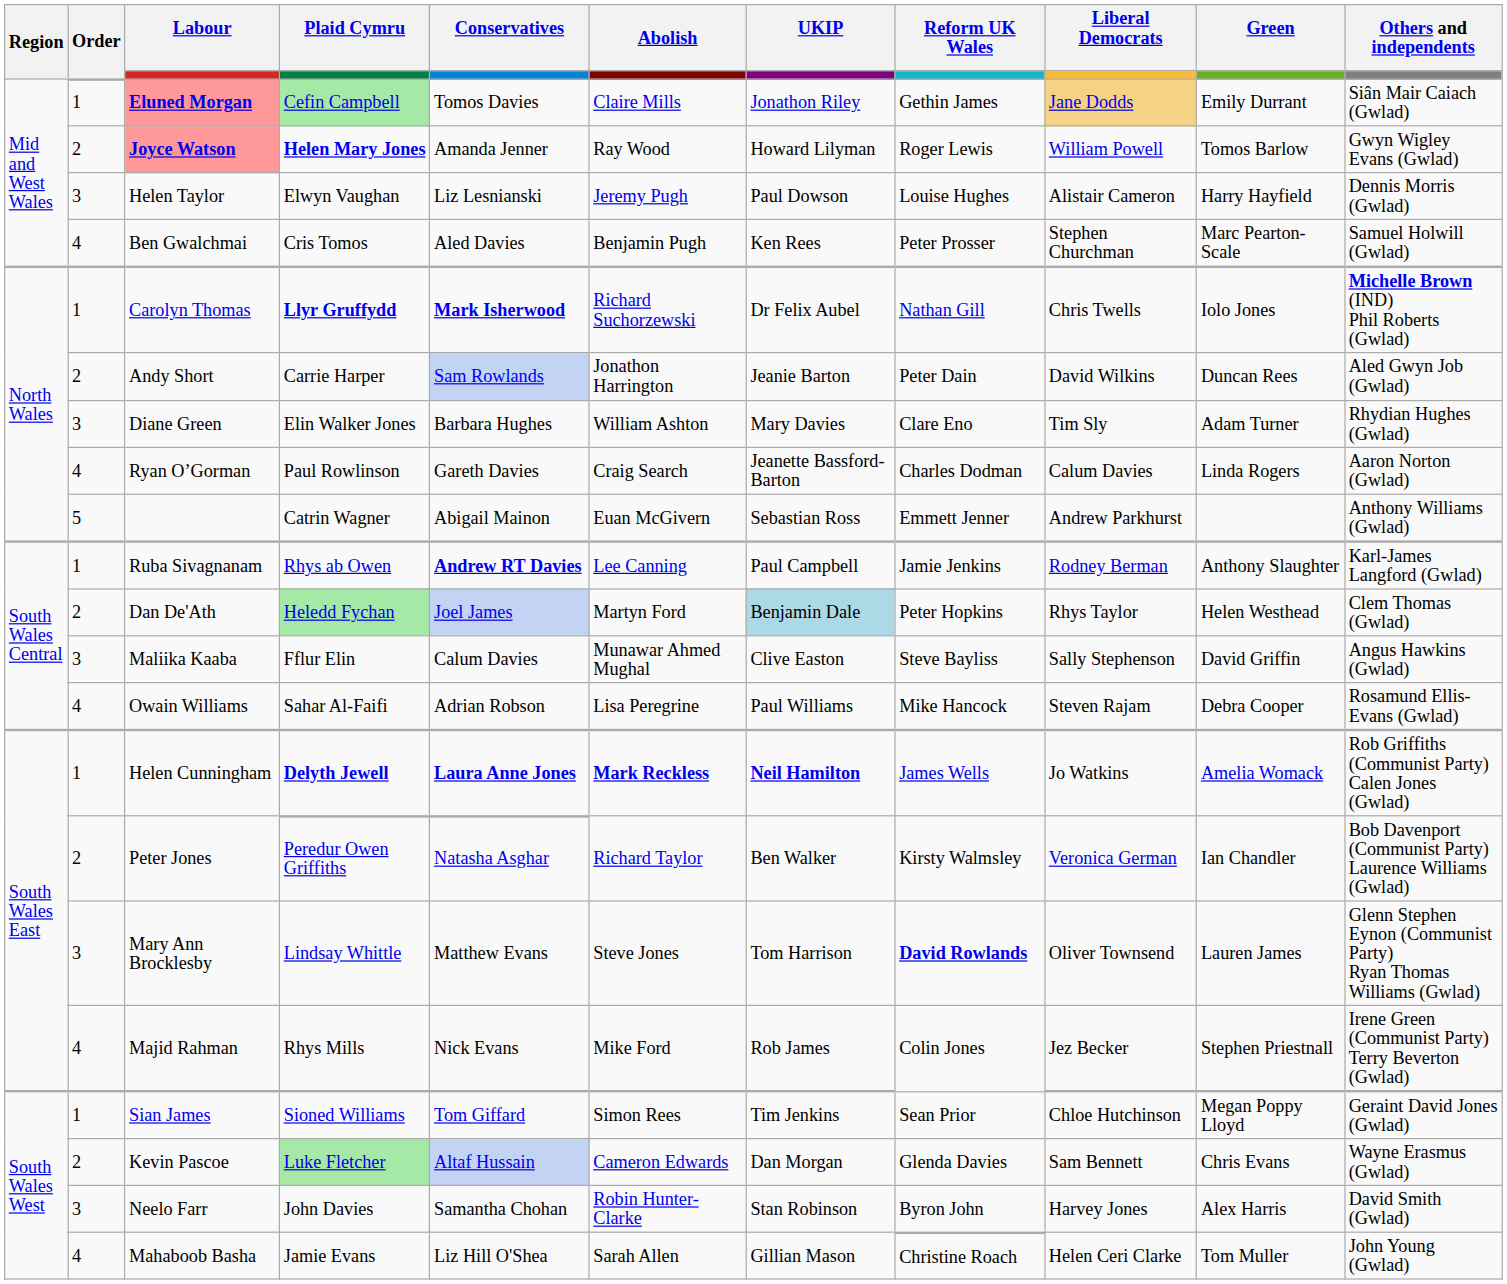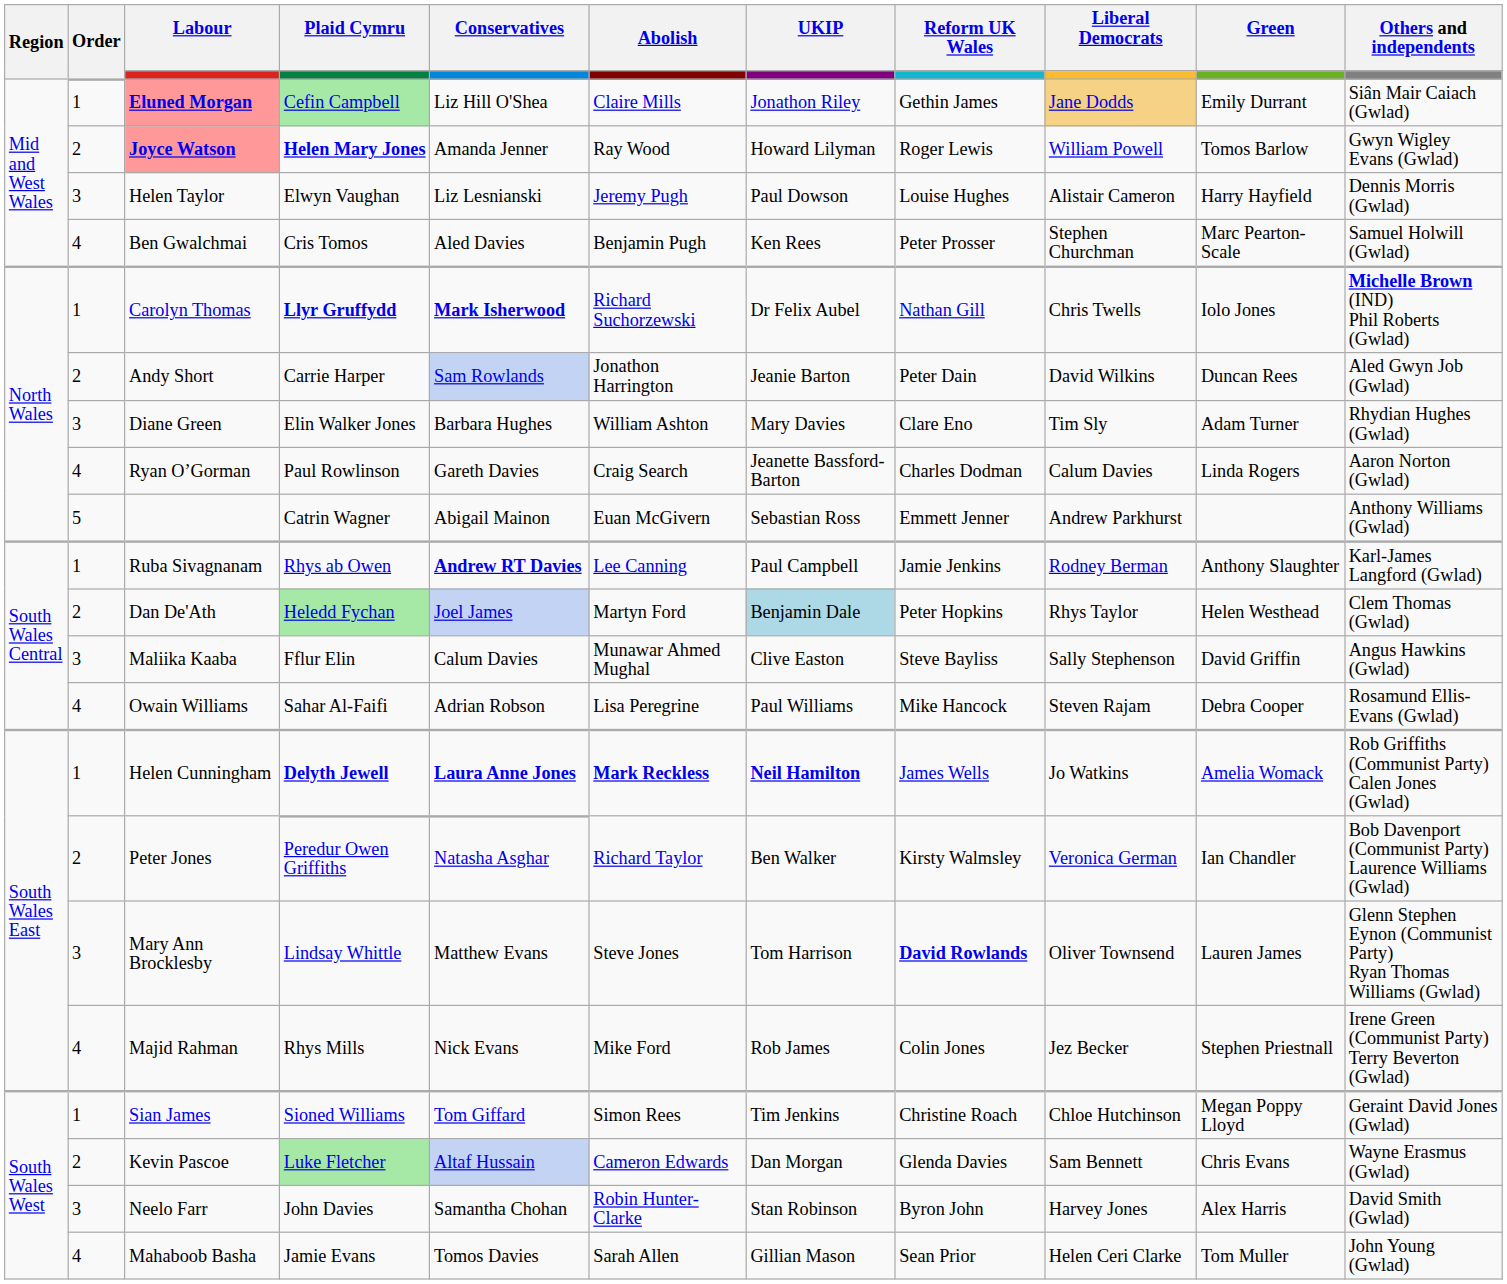(486, 102) Tomos Davies -> (491, 102) Liz Hill O'Shea
(937, 1115) Sean Prior -> (958, 1115) Christine Roach
(491, 1256) Liz Hill O'Shea -> (486, 1256) Tomos Davies
(958, 1256) Christine Roach -> (937, 1256) Sean Prior
